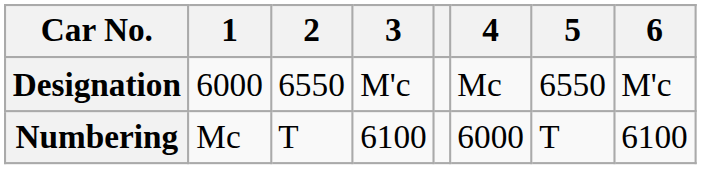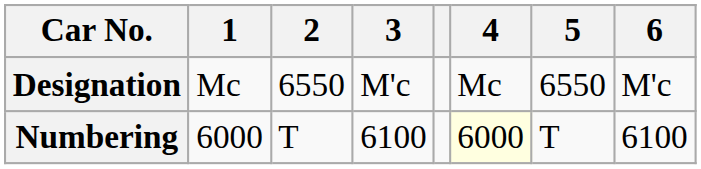(230, 83) 6000 -> (219, 83) Mc
(219, 136) Mc -> (230, 136) 6000
(491, 136) no background -> (491, 136) lightyellow background
